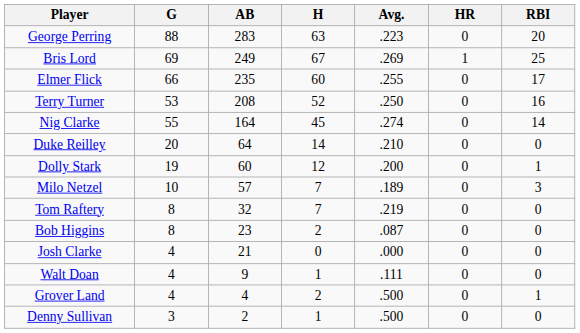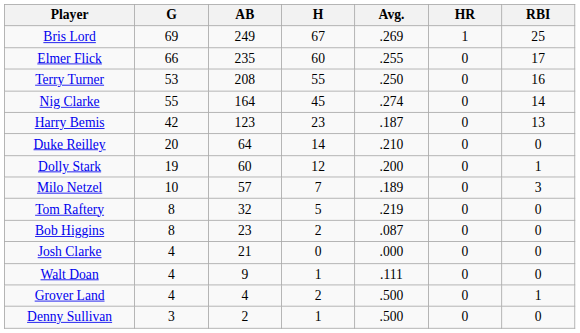- row: (70, 36)
(318, 101) 52 -> (318, 79) 55
+ row: (70, 123)
(318, 209) 7 -> (318, 209) 5
